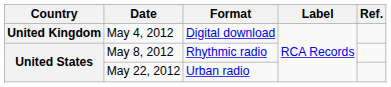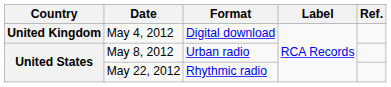(227, 52) Rhythmic radio -> (218, 52) Urban radio
(218, 71) Urban radio -> (227, 71) Rhythmic radio
